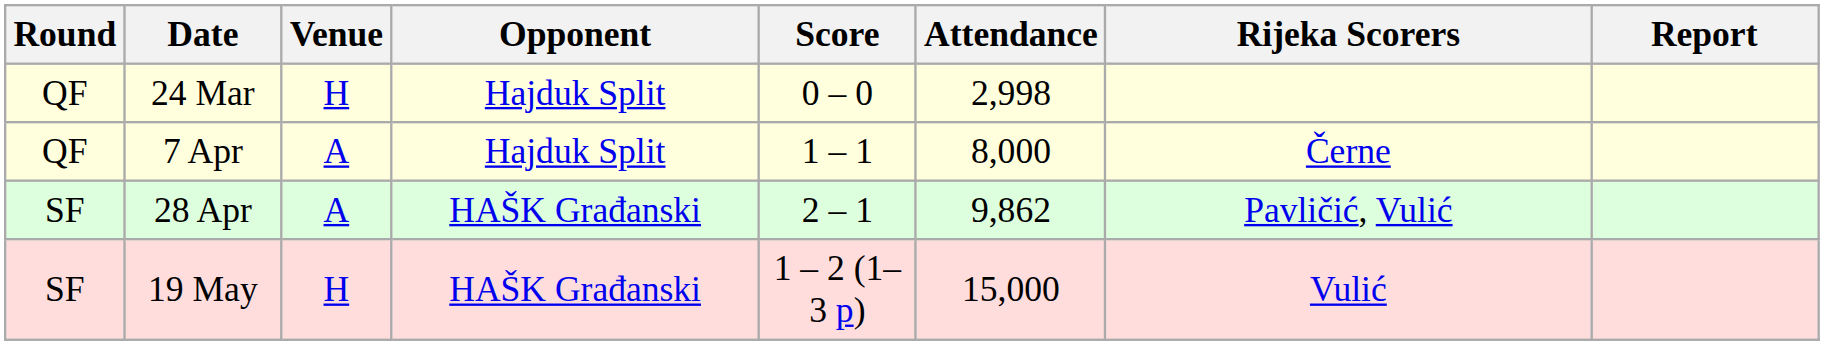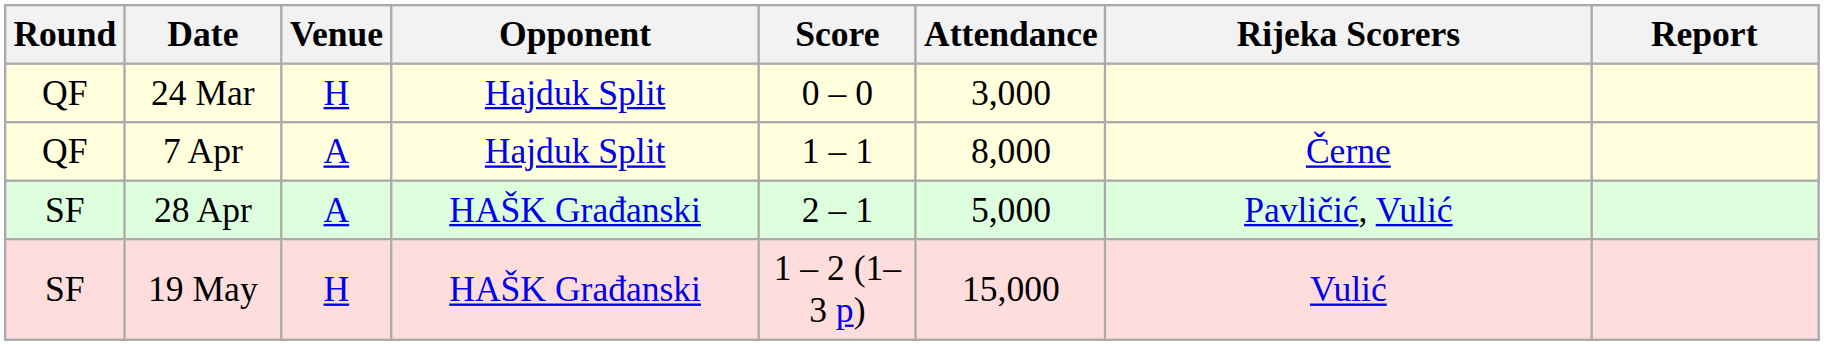(1011, 92) 2,998 -> (1011, 92) 3,000
(1011, 209) 9,862 -> (1011, 209) 5,000
